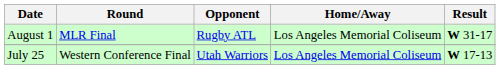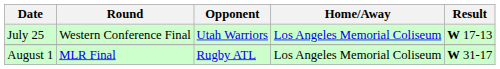rows swapped: (26, 54) <-> (30, 34)
